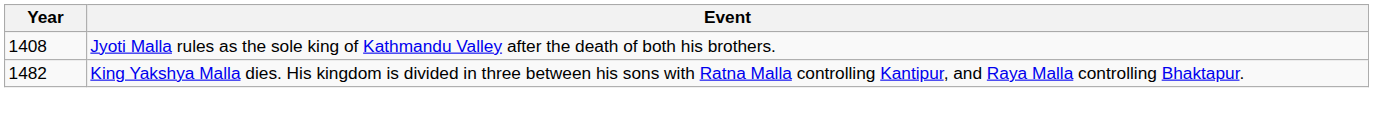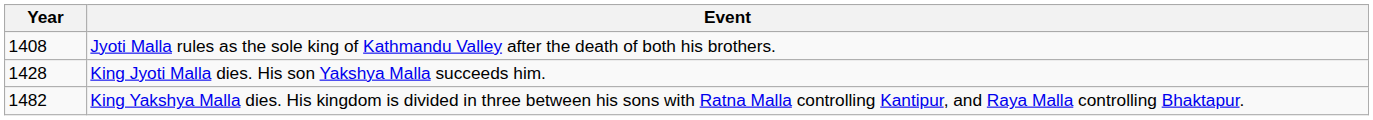+ row: (318, 73)
